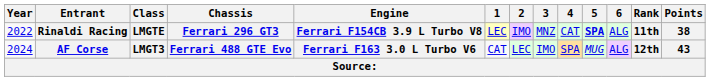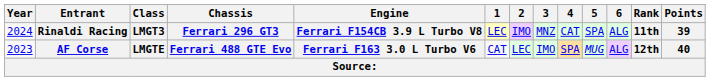(20, 31) 2022 -> (20, 31) 2024
(149, 31) LMGTE -> (149, 31) LMGT3
(595, 31) bold -> (595, 31) normal
(684, 31) 38 -> (684, 31) 39
(20, 49) 2024 -> (20, 49) 2023
(149, 49) LMGT3 -> (149, 49) LMGTE
(684, 49) 43 -> (684, 49) 40
